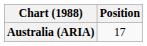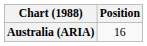(120, 32) 17 -> (120, 32) 16
